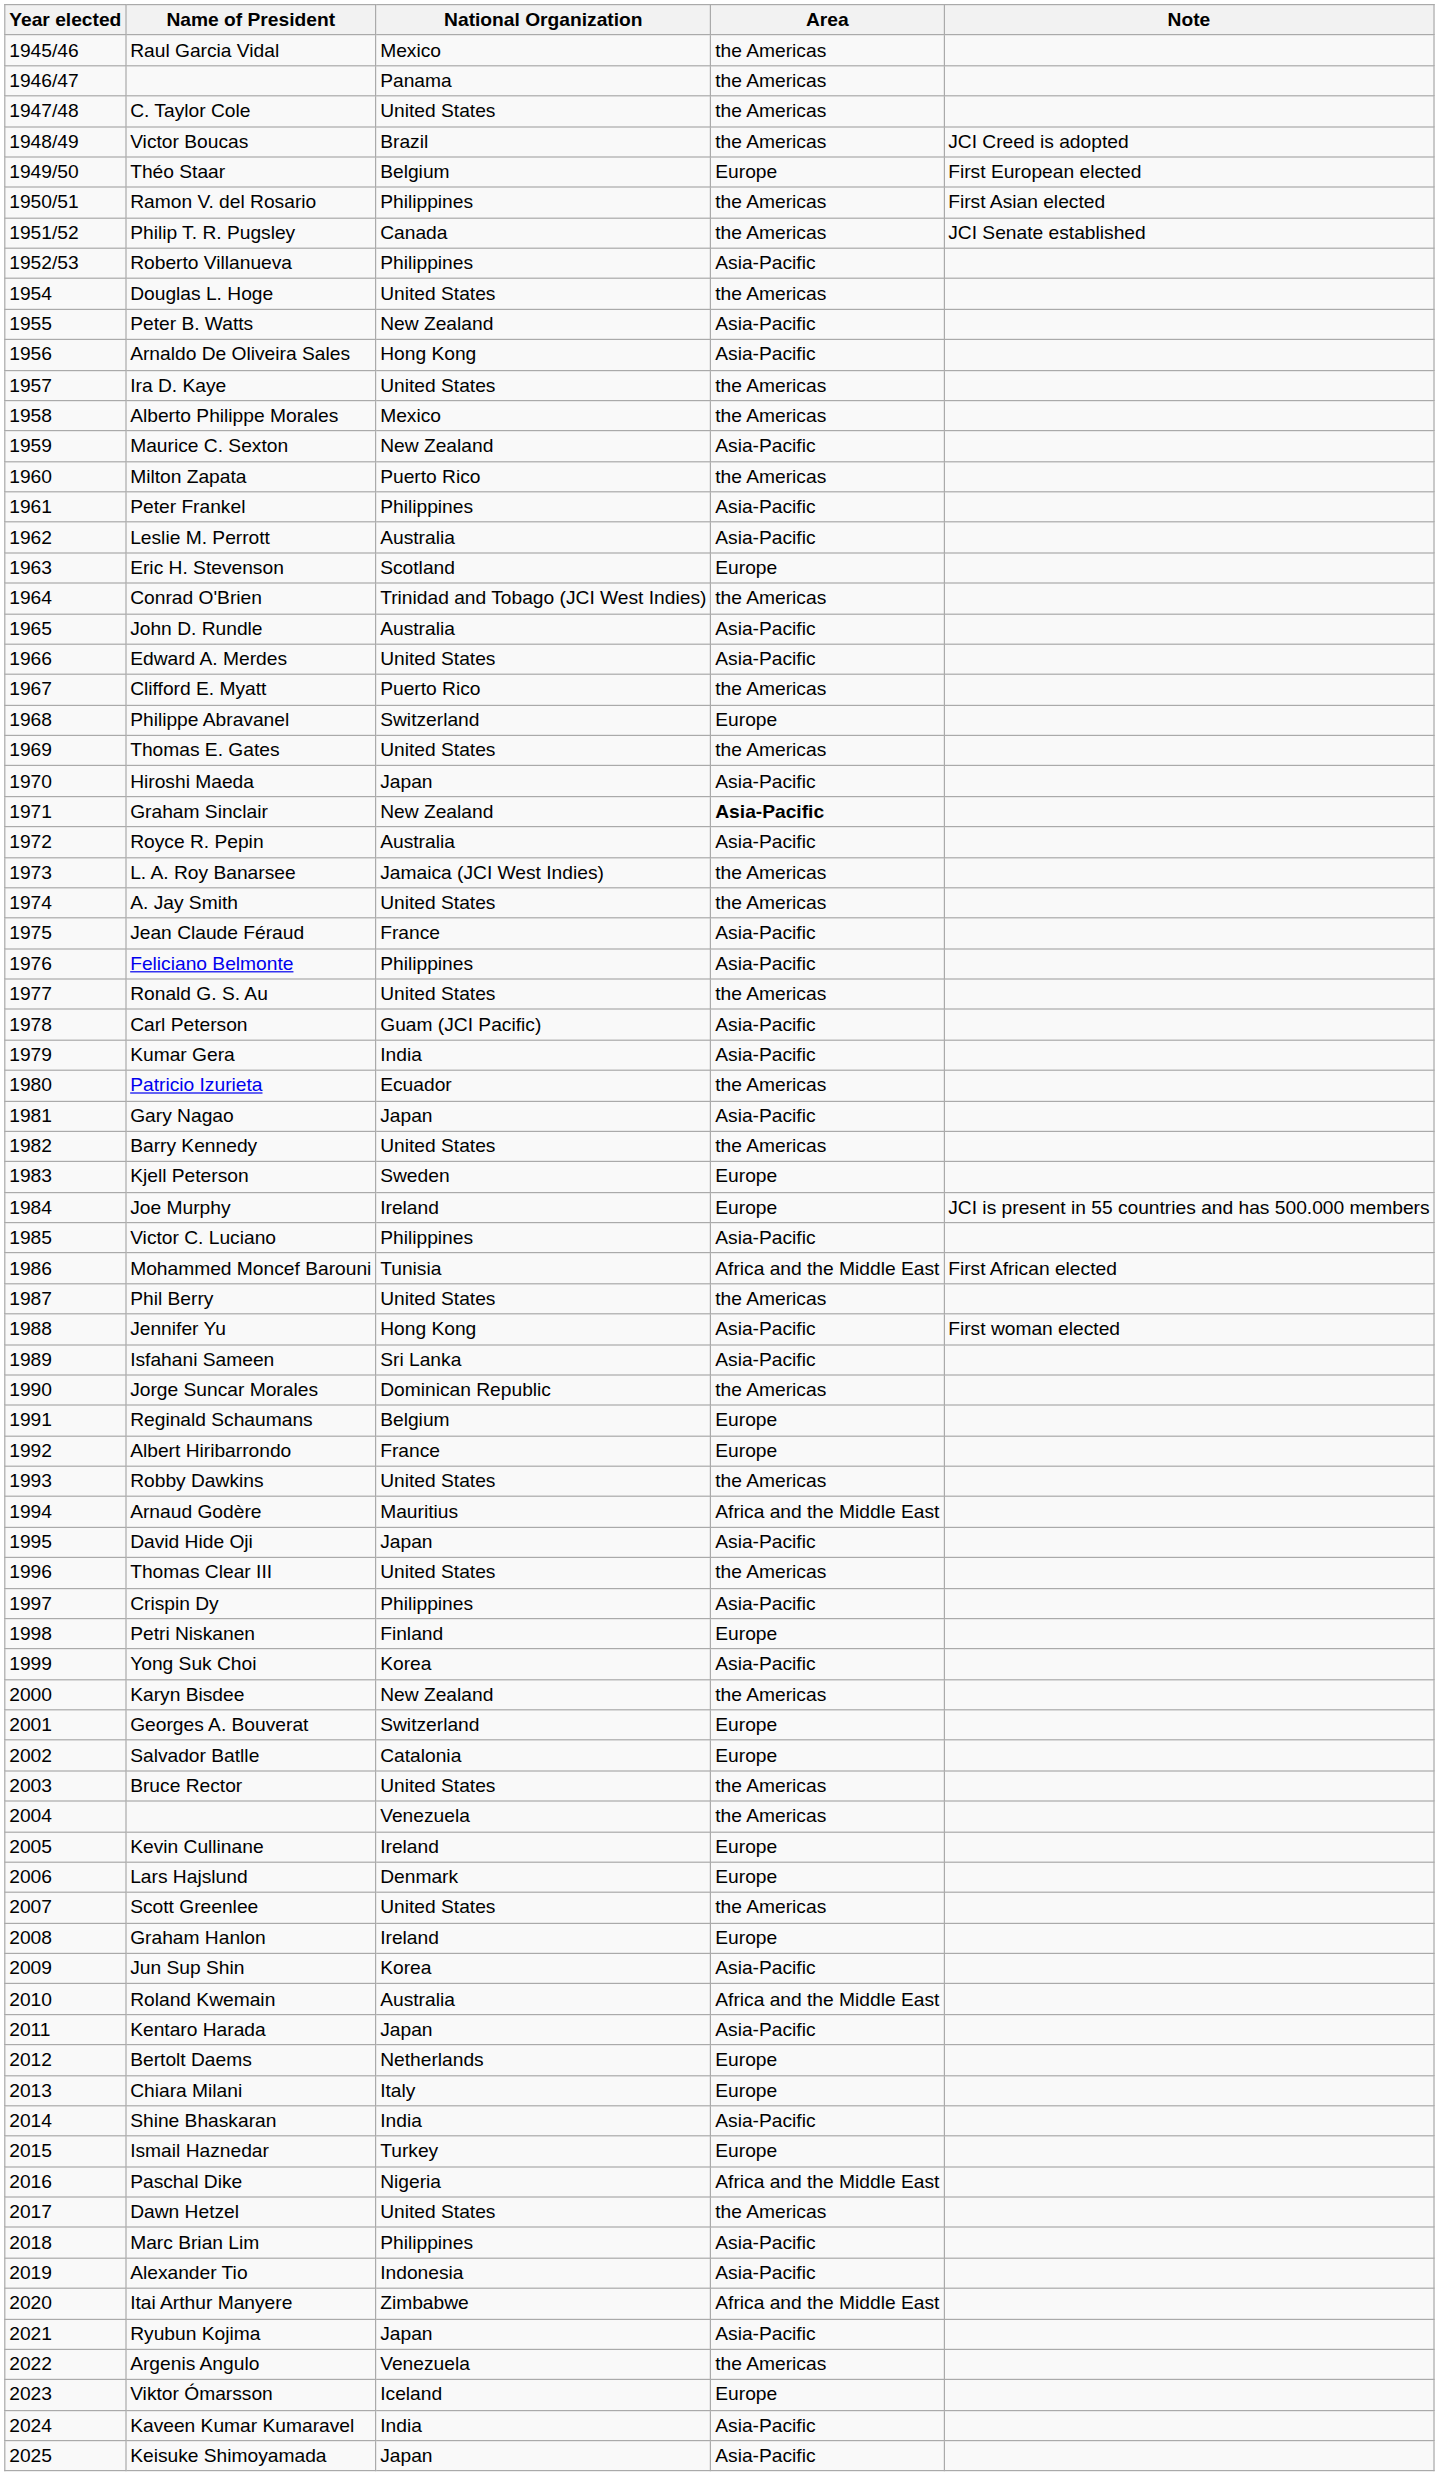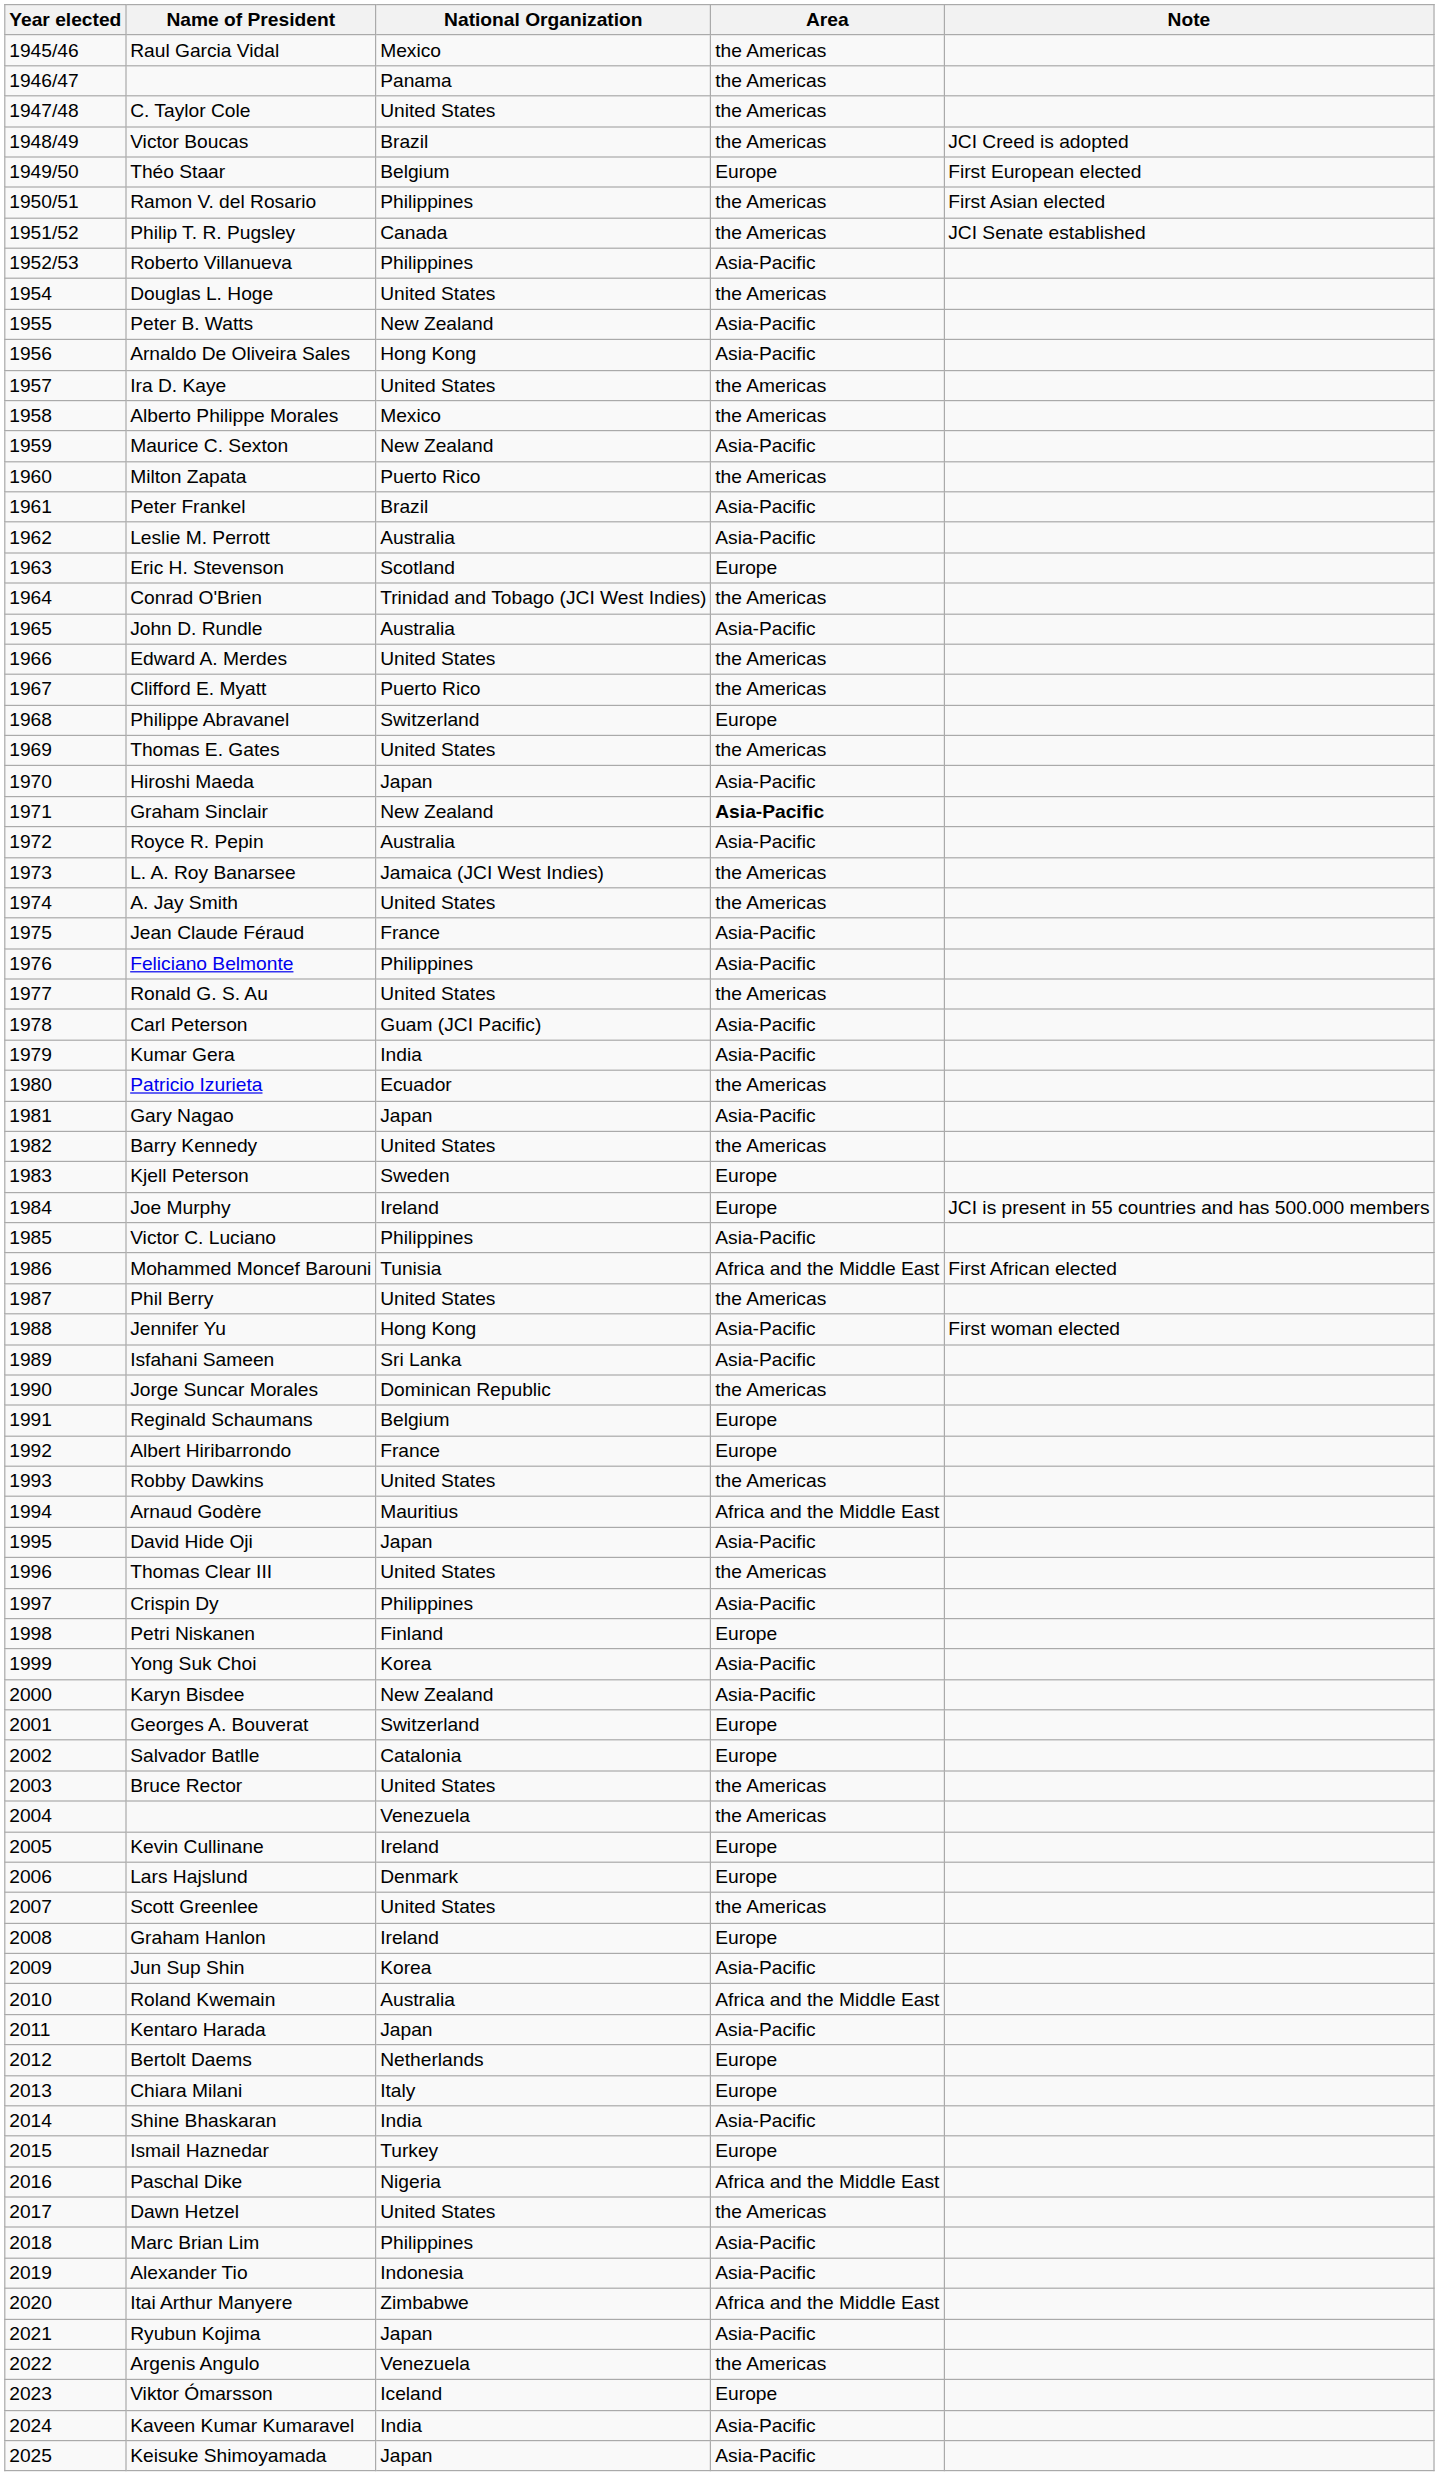(427, 506) Philippines -> (404, 506) Brazil
(765, 659) Asia-Pacific -> (771, 659) the Americas
(771, 1694) the Americas -> (765, 1694) Asia-Pacific
